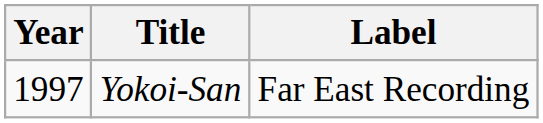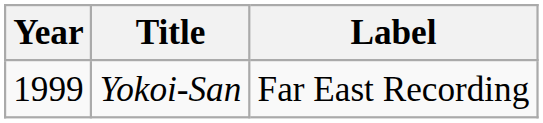(48, 88) 1997 -> (48, 88) 1999
